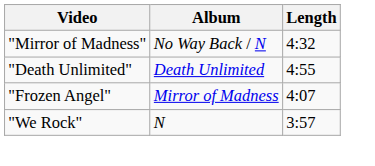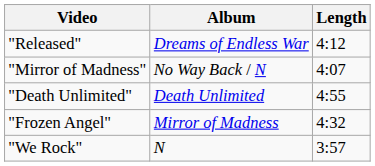+ row: (45, 43)
(301, 43) 4:32 -> (331, 69) 4:07
(301, 95) 4:07 -> (331, 122) 4:32
